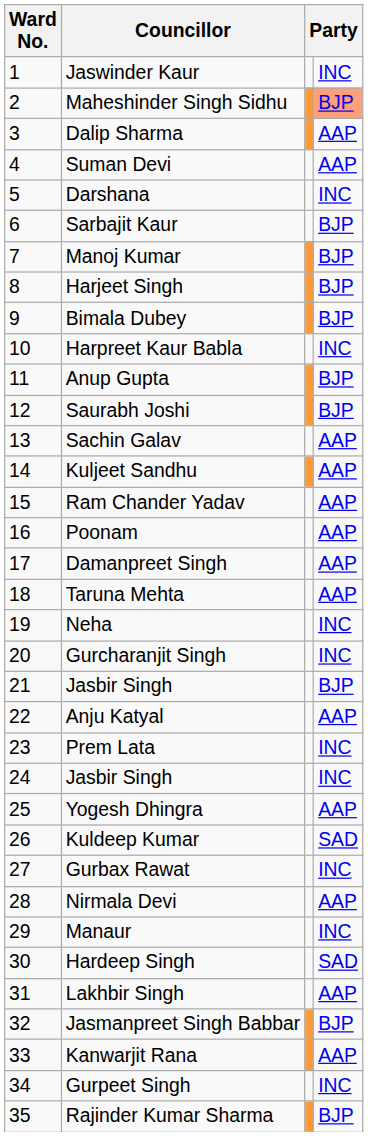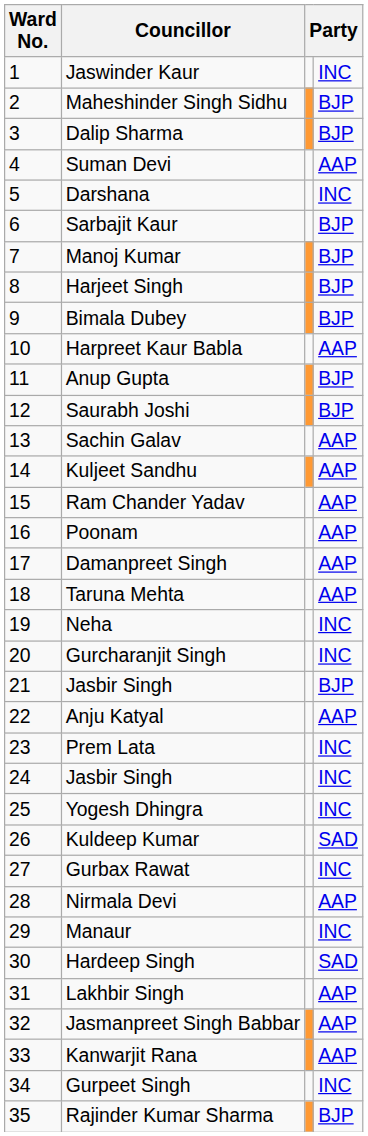(336, 103) lightsalmon background -> (336, 103) no background
(338, 133) AAP -> (336, 133) BJP
(335, 348) INC -> (338, 348) AAP
(338, 809) AAP -> (335, 809) INC
(336, 1024) BJP -> (338, 1024) AAP
